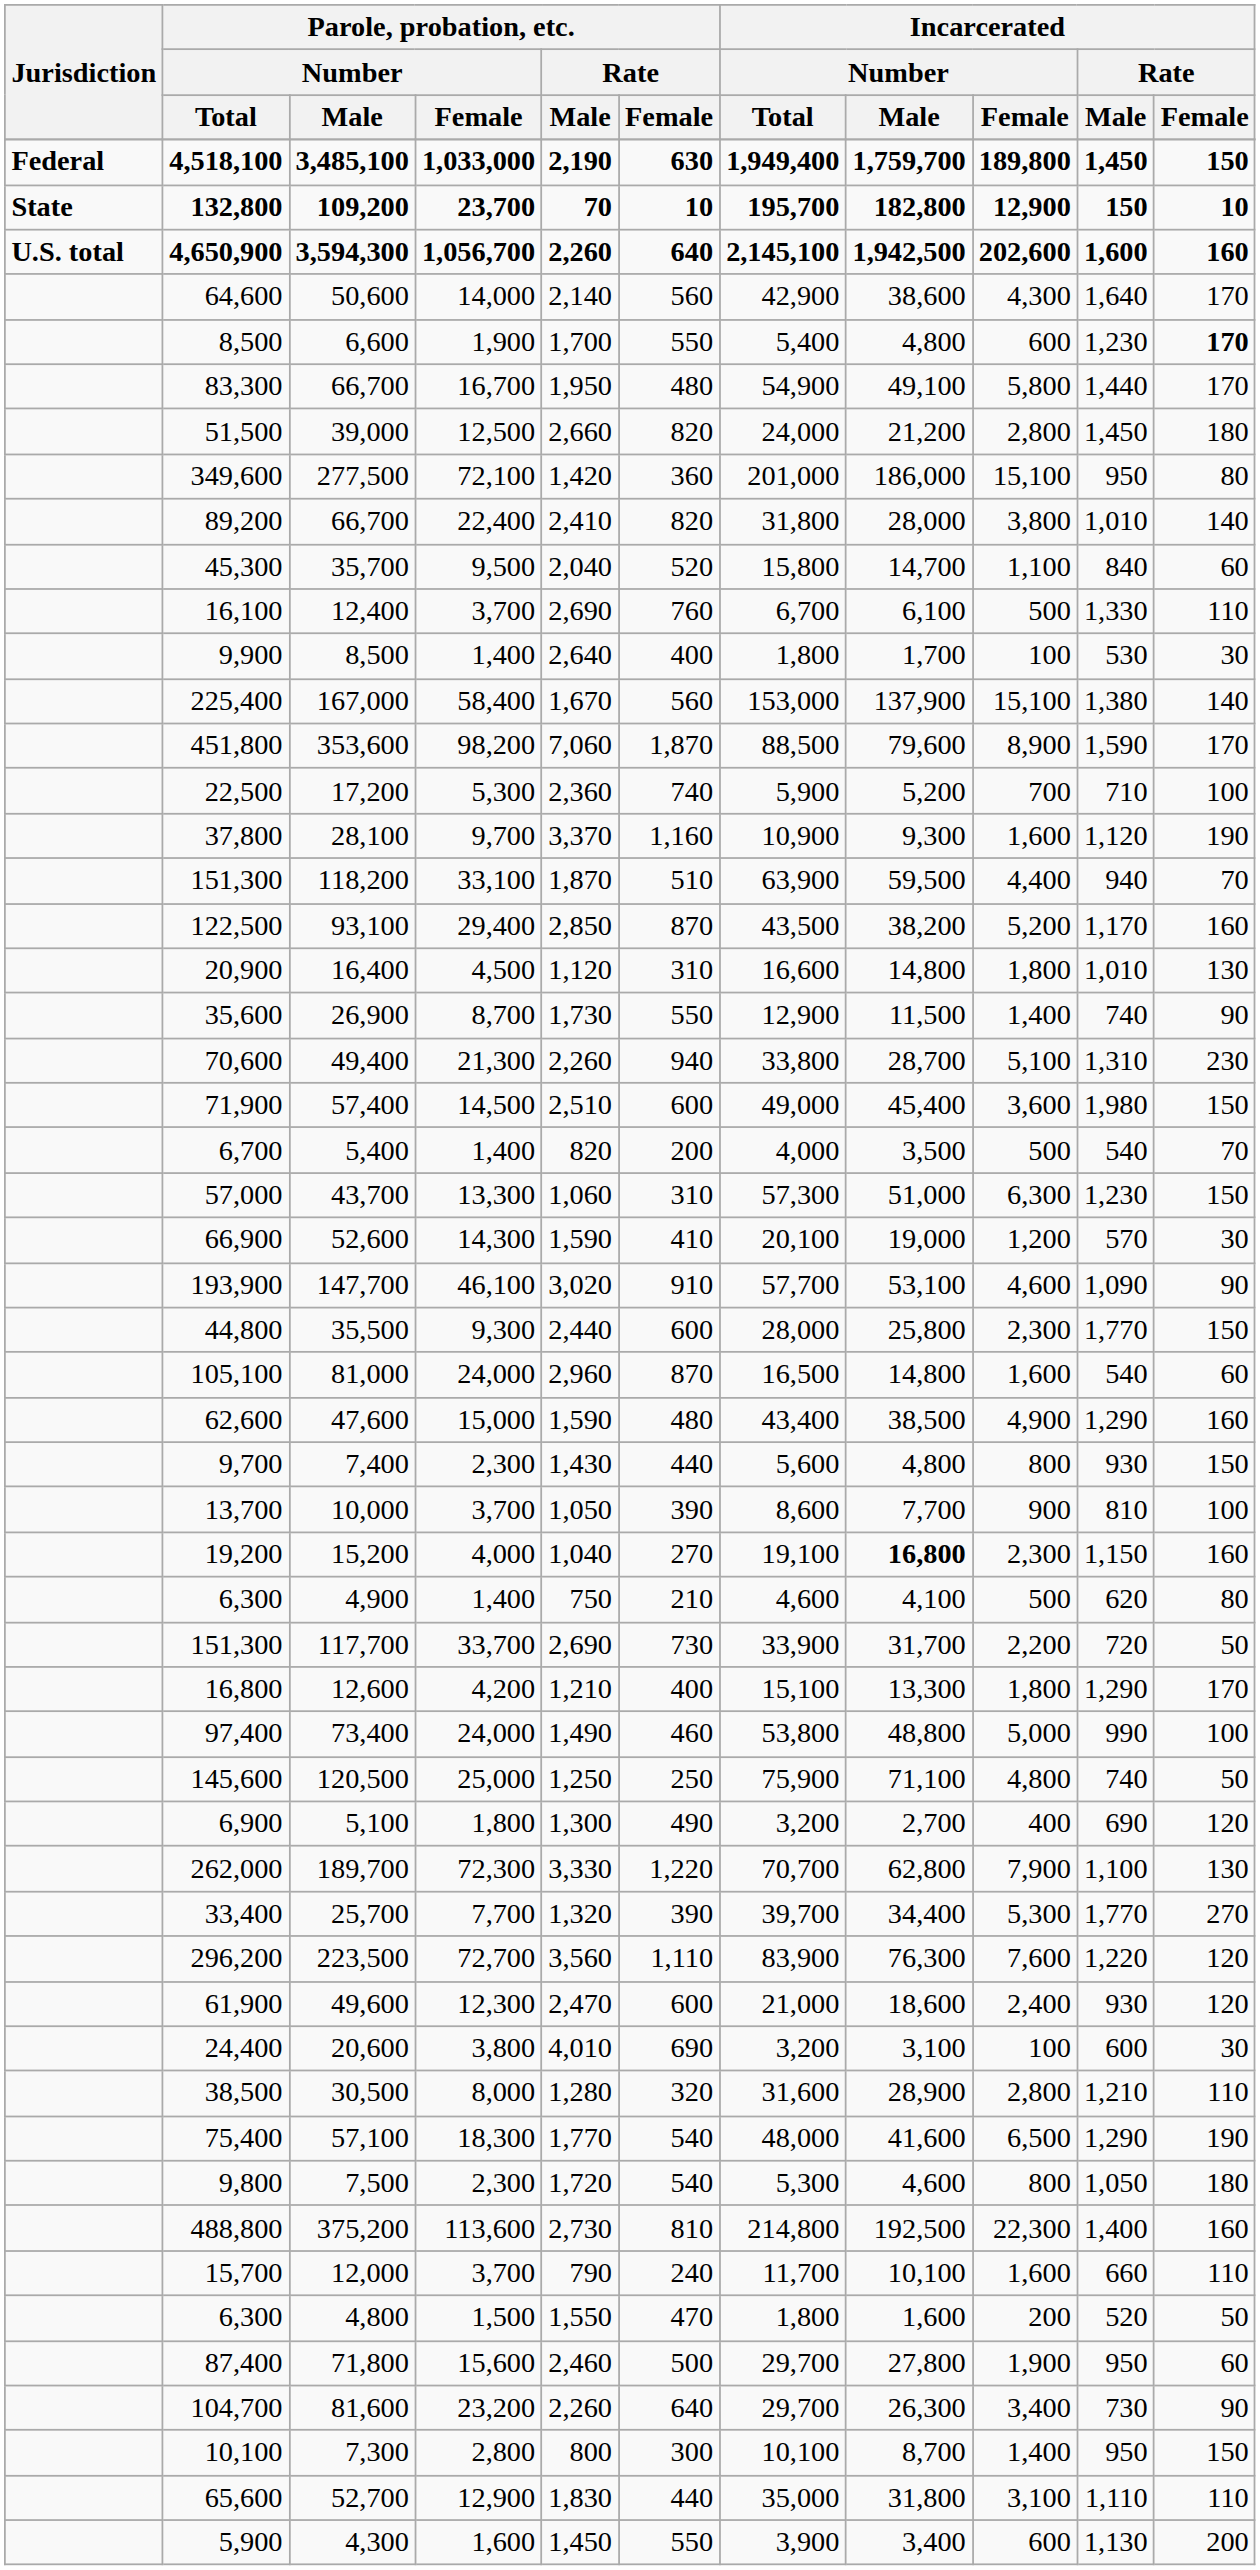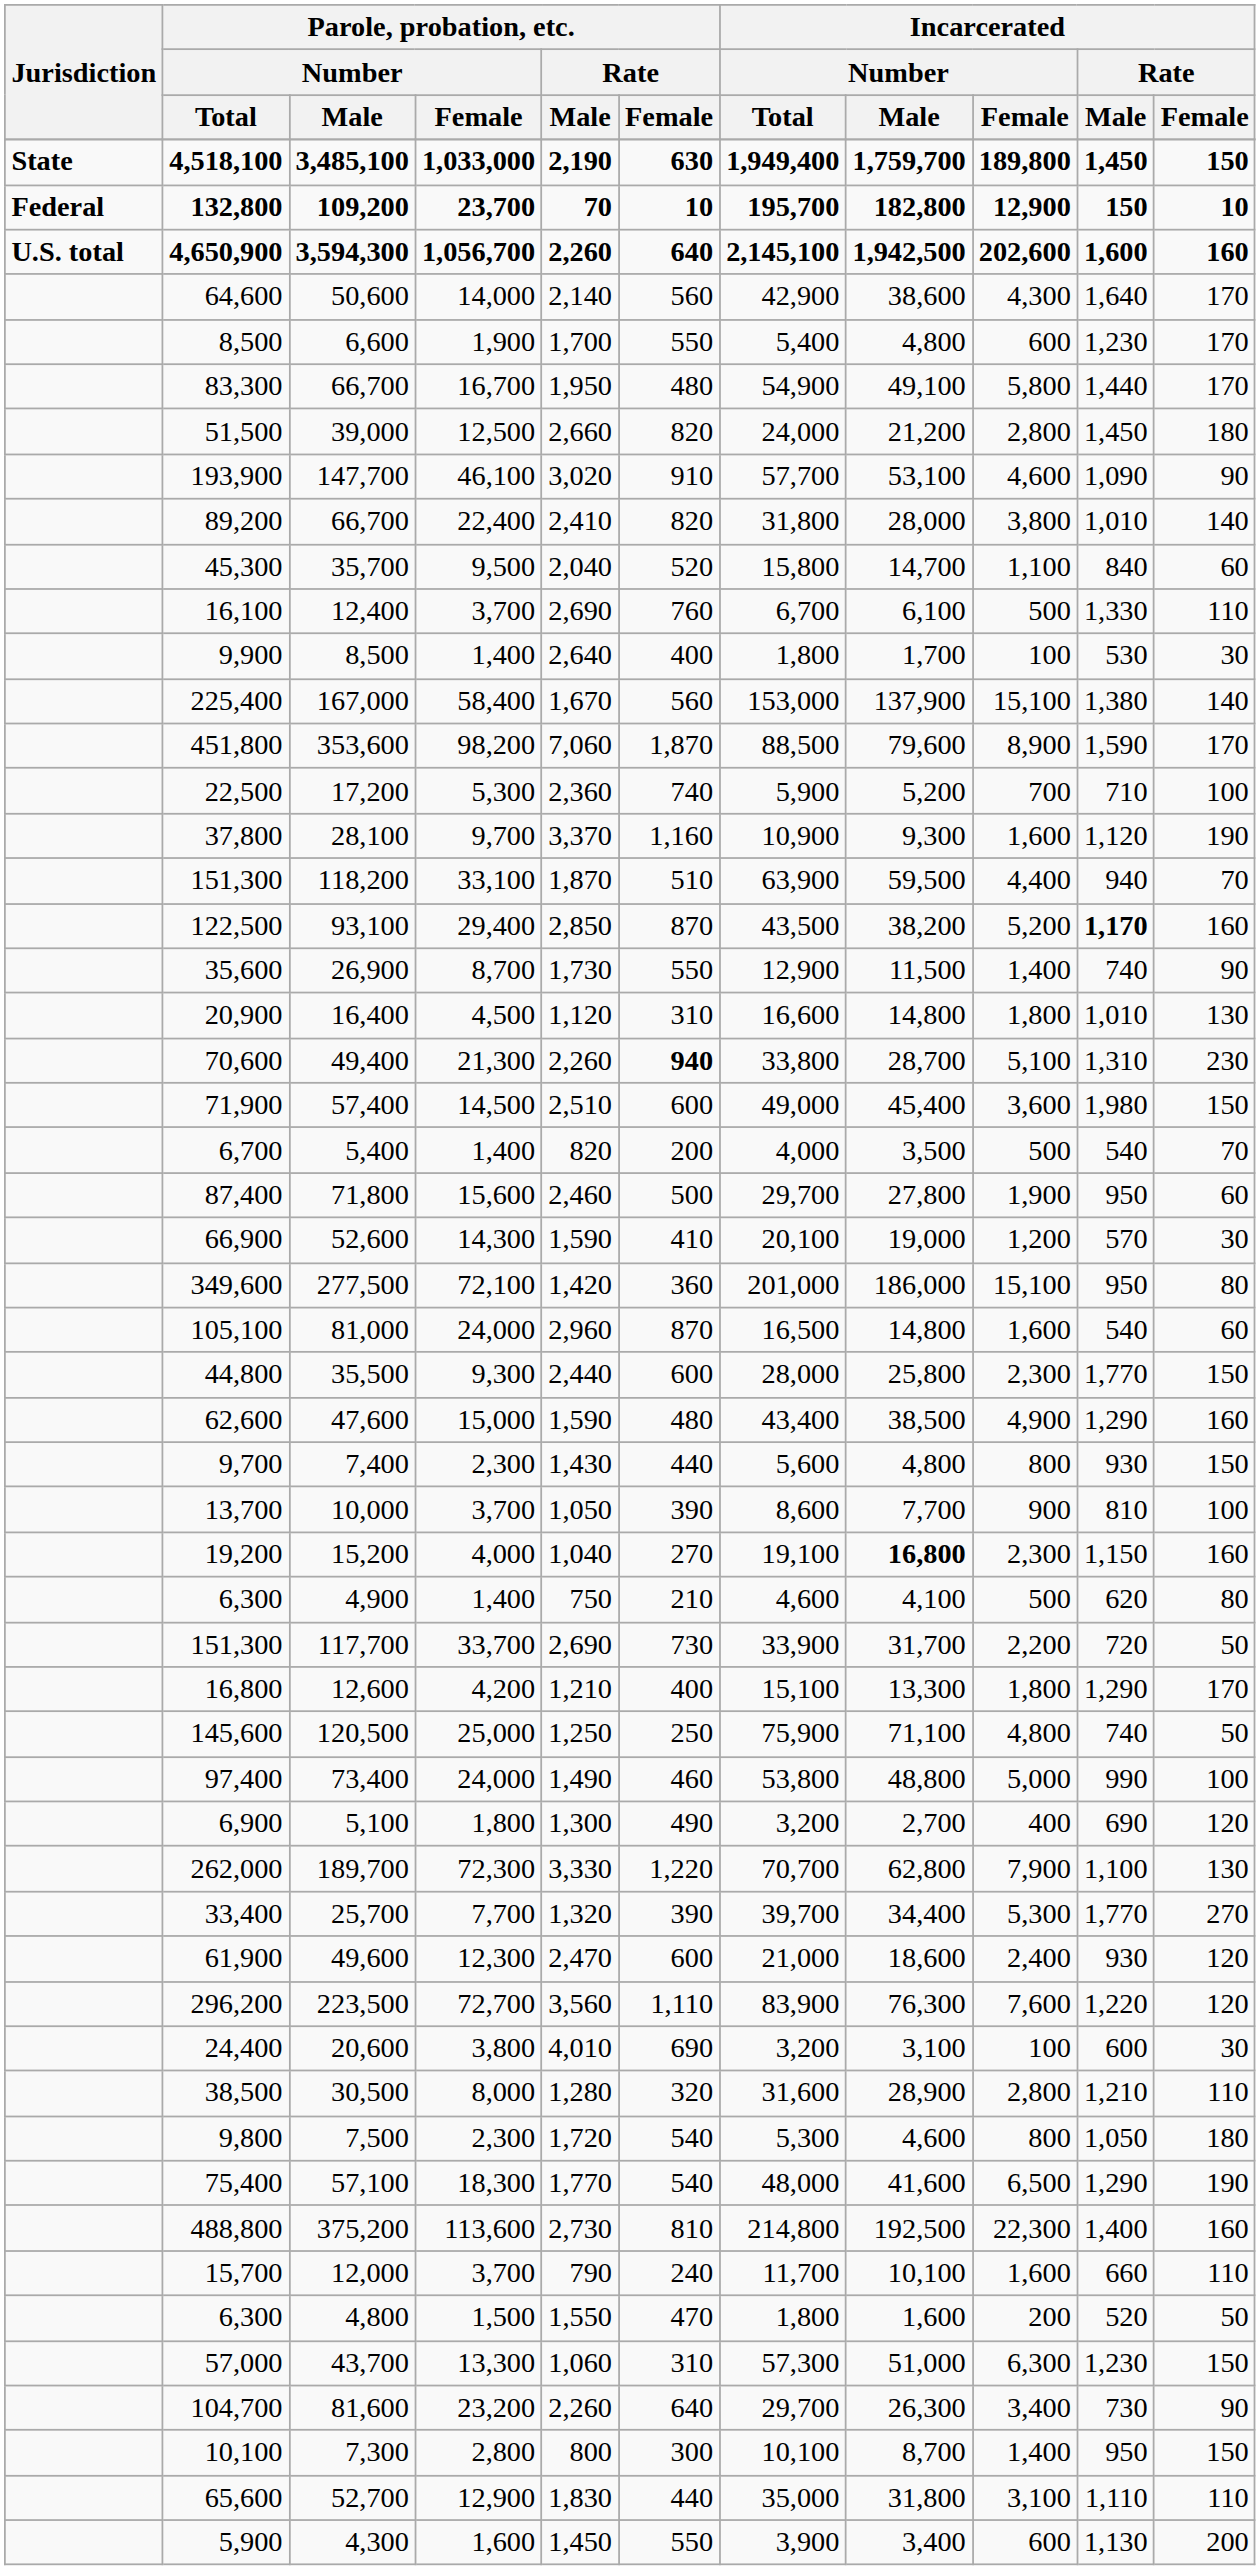(58, 161) Federal -> (42, 161) State
(42, 206) State -> (58, 206) Federal
(1227, 341) bold -> (1227, 341) normal
rows swapped: (237, 476) <-> (237, 1284)
(1116, 925) normal -> (1116, 925) bold
rows swapped: (244, 1015) <-> (244, 970)
(692, 1059) normal -> (692, 1059) bold
rows swapped: (244, 2362) <-> (244, 1194)
rows swapped: (237, 1374) <-> (244, 1329)
rows swapped: (237, 1778) <-> (244, 1733)
rows swapped: (244, 2003) <-> (237, 1958)
rows swapped: (251, 2182) <-> (244, 2137)
